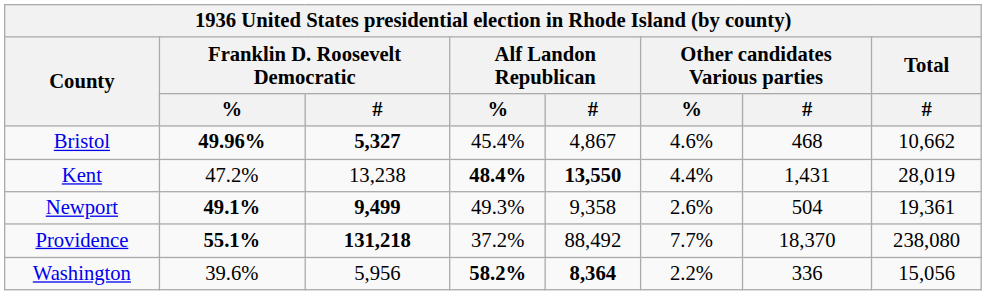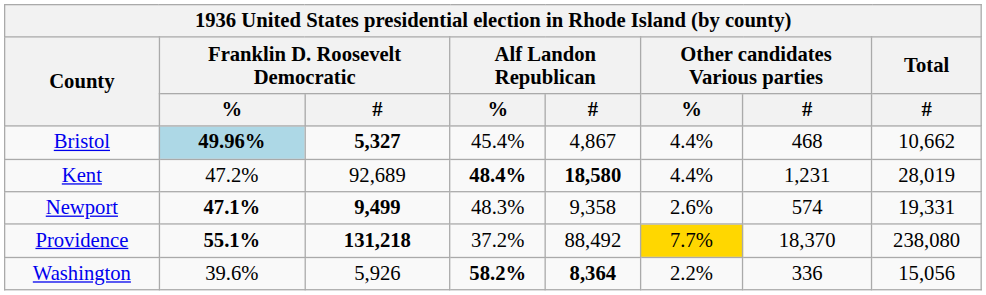(232, 142) no background -> (232, 142) lightblue background
(691, 142) 4.6% -> (691, 142) 4.4%
(377, 175) 13,238 -> (377, 175) 92,689
(593, 175) 13,550 -> (593, 175) 18,580
(807, 175) 1,431 -> (807, 175) 1,231
(232, 207) 49.1% -> (232, 207) 47.1%
(498, 207) 49.3% -> (498, 207) 48.3%
(807, 207) 504 -> (807, 207) 574
(927, 207) 19,361 -> (927, 207) 19,331
(691, 240) no background -> (691, 240) gold background
(377, 273) 5,956 -> (377, 273) 5,926
